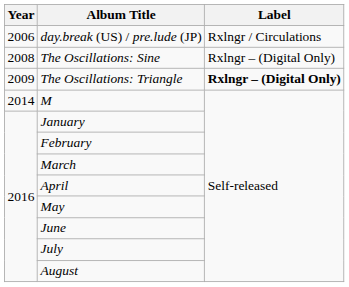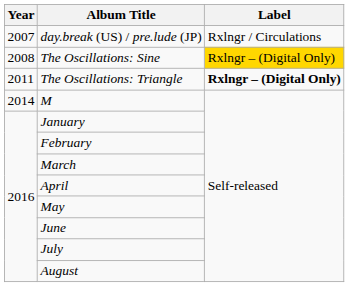(21, 36) 2006 -> (21, 36) 2007
(271, 57) no background -> (271, 57) gold background
(21, 79) 2009 -> (21, 79) 2011
